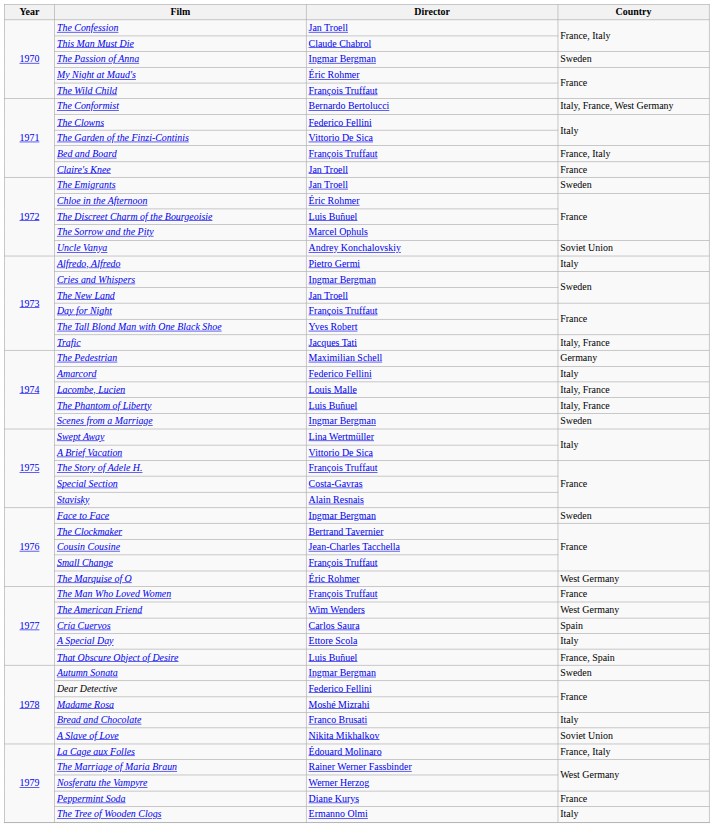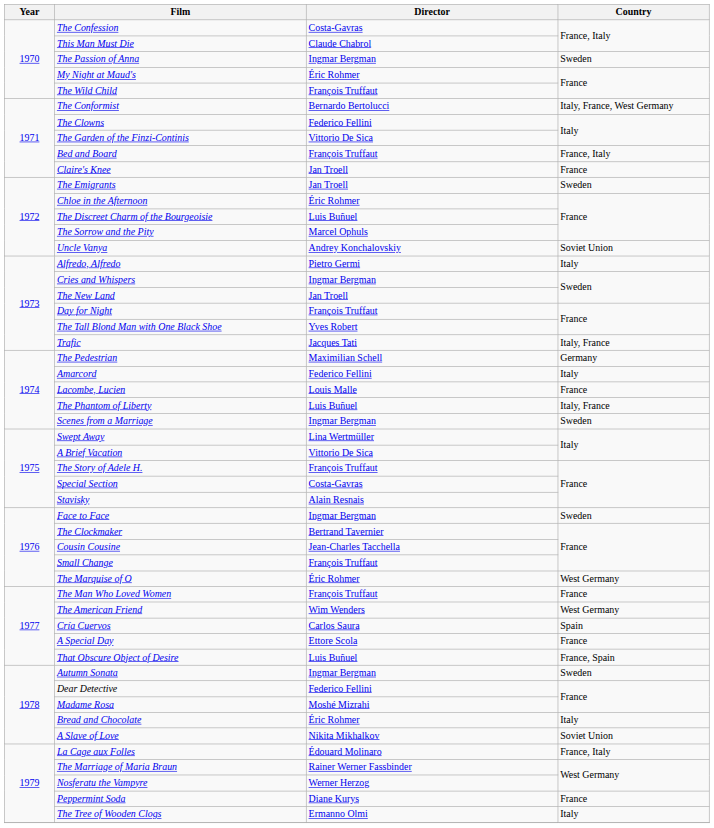(328, 28) Jan Troell -> (336, 28) Costa-Gavras
(585, 389) Italy, France -> (574, 389) France
(569, 641) Italy -> (574, 641) France
(338, 720) Franco Brusati -> (334, 720) Éric Rohmer
